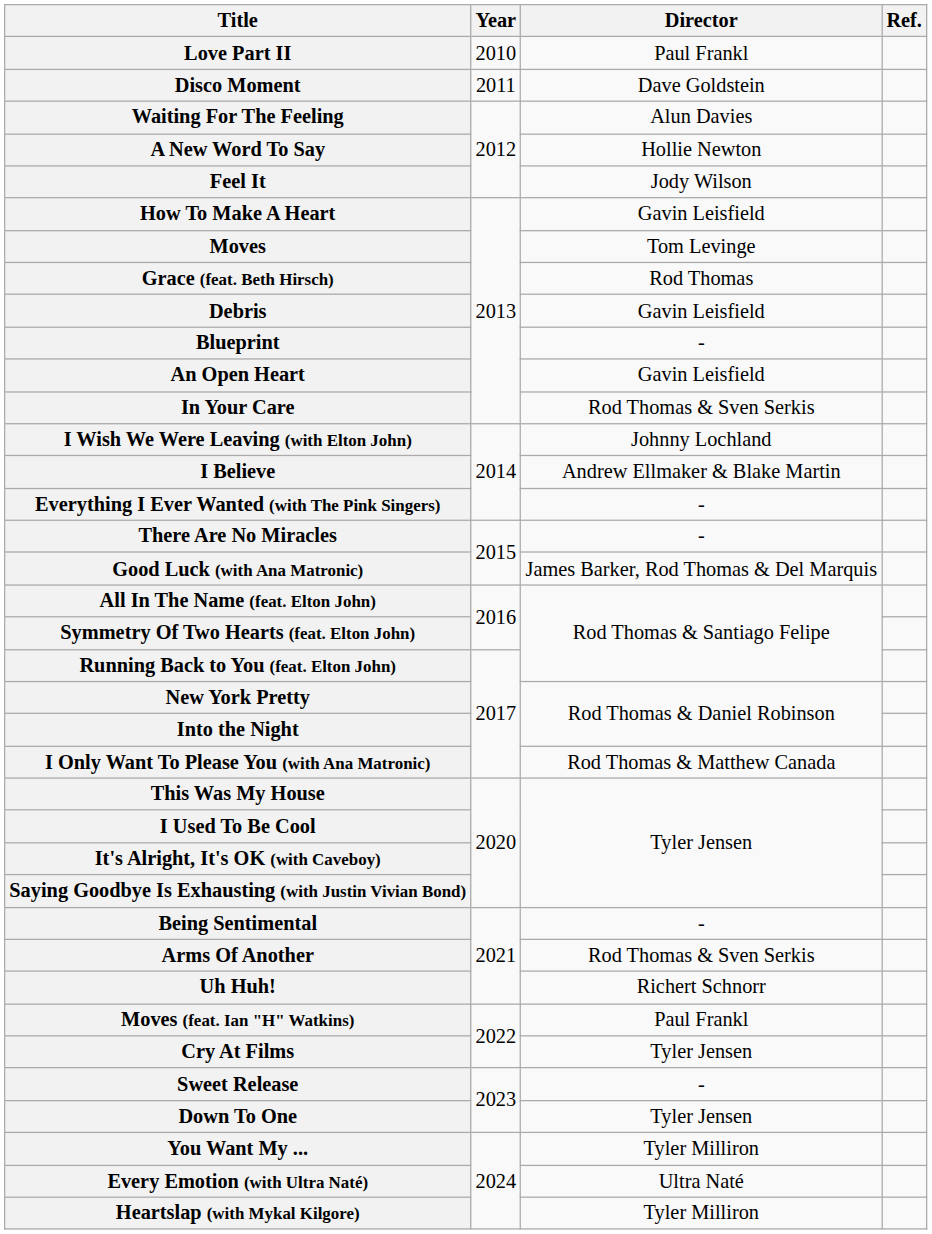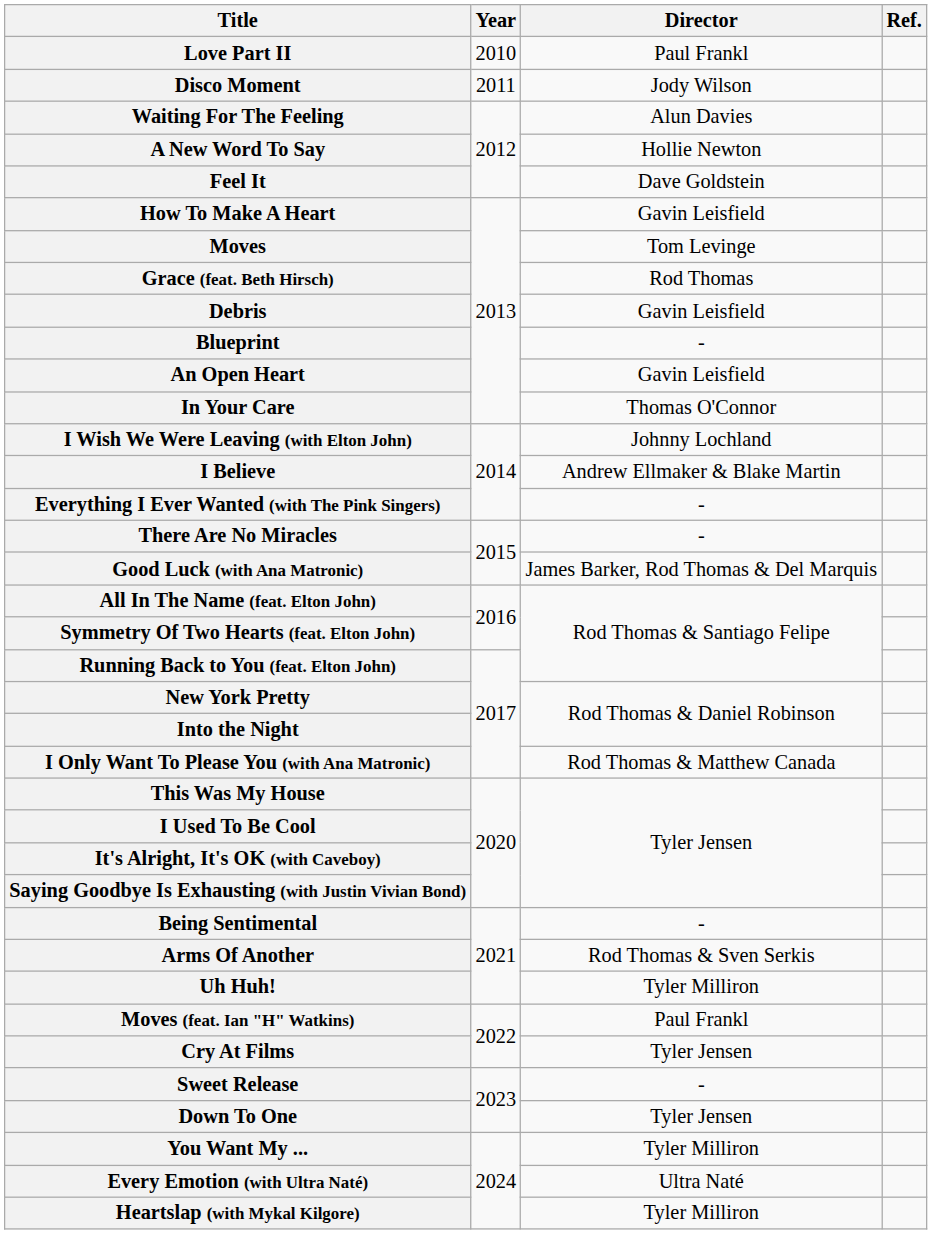(701, 85) Dave Goldstein -> (701, 85) Jody Wilson
(701, 181) Jody Wilson -> (701, 181) Dave Goldstein
(701, 407) Rod Thomas & Sven Serkis -> (701, 407) Thomas O'Connor
(701, 987) Richert Schnorr -> (701, 987) Tyler Milliron
